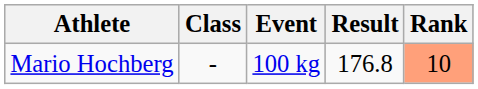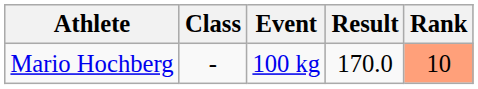(365, 63) 176.8 -> (365, 63) 170.0
